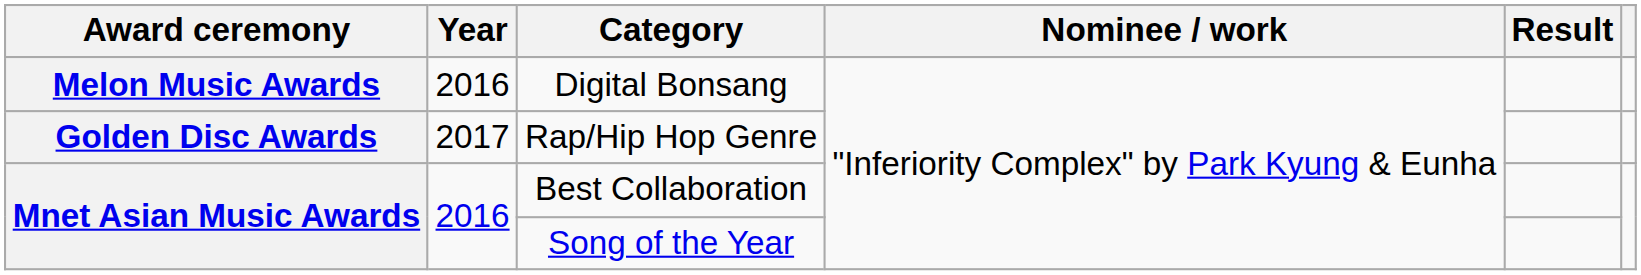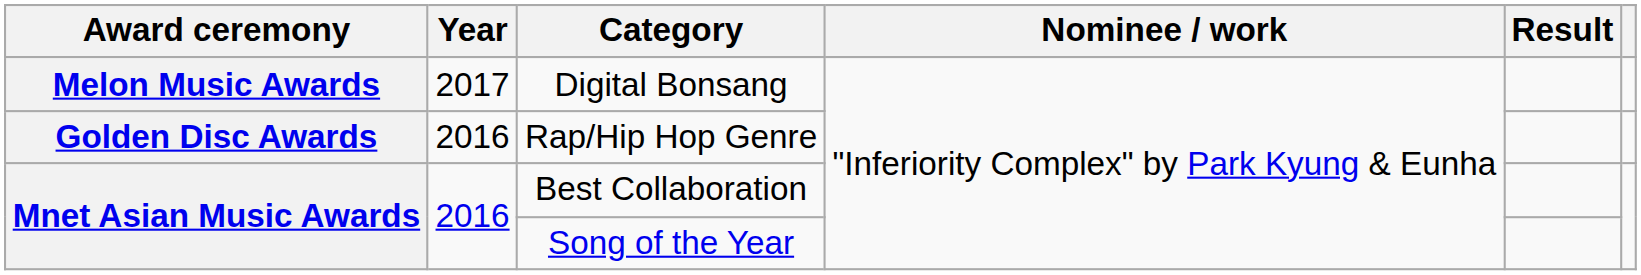(473, 83) 2016 -> (473, 83) 2017
(473, 136) 2017 -> (473, 136) 2016
